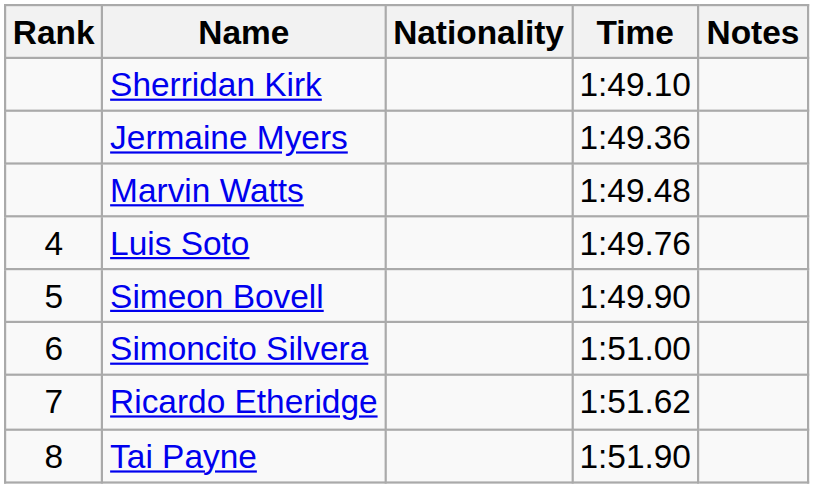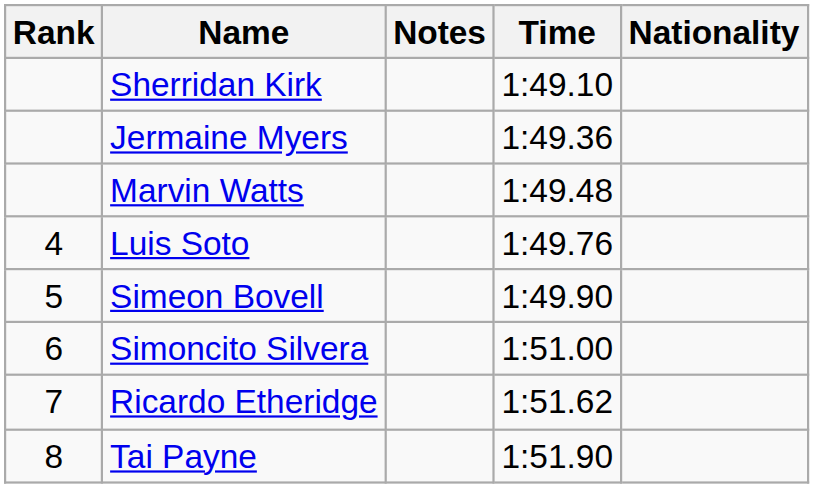columns swapped: (479, 32) <-> (753, 32)
